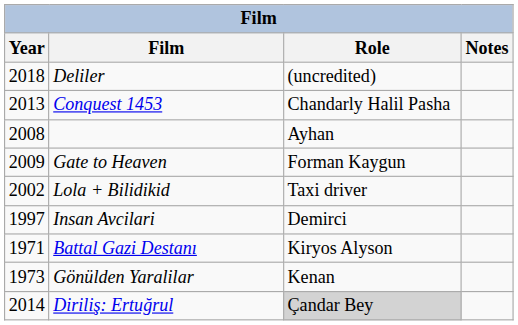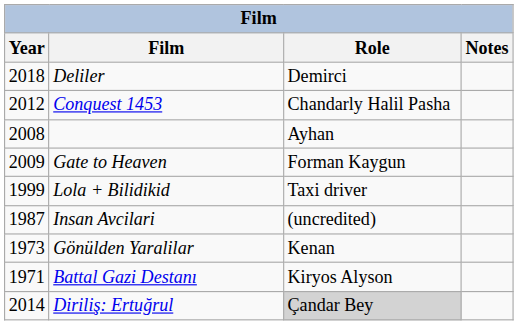(332, 76) (uncredited) -> (317, 76) Demirci
(27, 104) 2013 -> (27, 104) 2012
(27, 190) 2002 -> (27, 190) 1999
(27, 219) 1997 -> (27, 219) 1987
(317, 219) Demirci -> (332, 219) (uncredited)
rows swapped: (123, 276) <-> (125, 248)
